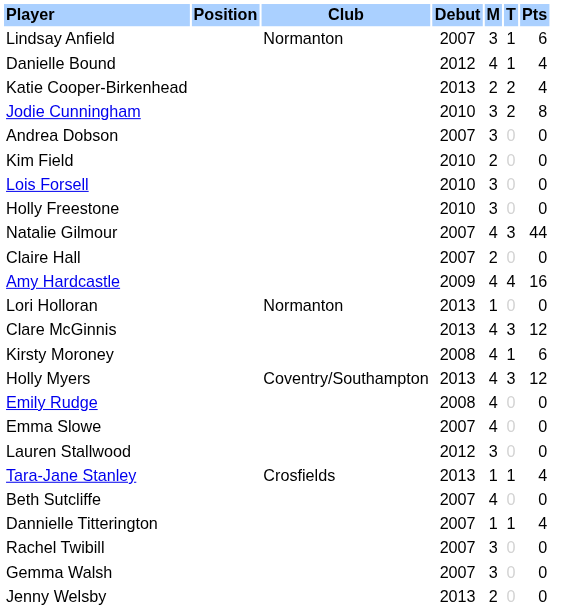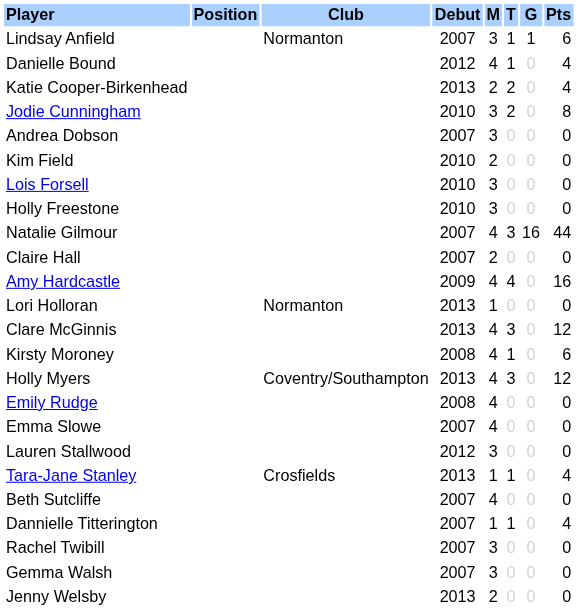+ column: (531, 15)
